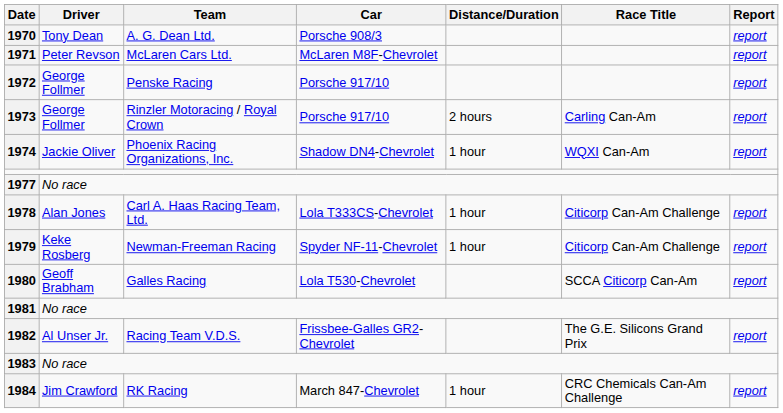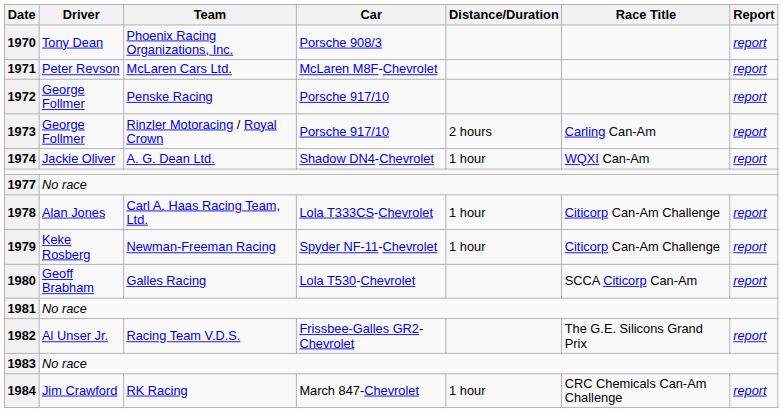(171, 35) A. G. Dean Ltd. -> (180, 42) Phoenix Racing Organizations, Inc.
(180, 152) Phoenix Racing Organizations, Inc. -> (171, 159) A. G. Dean Ltd.
